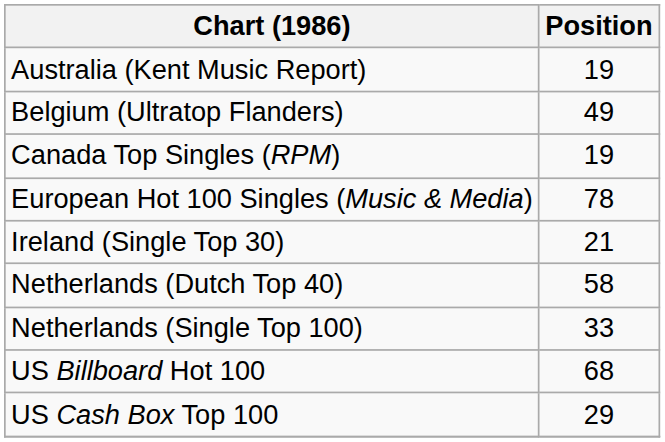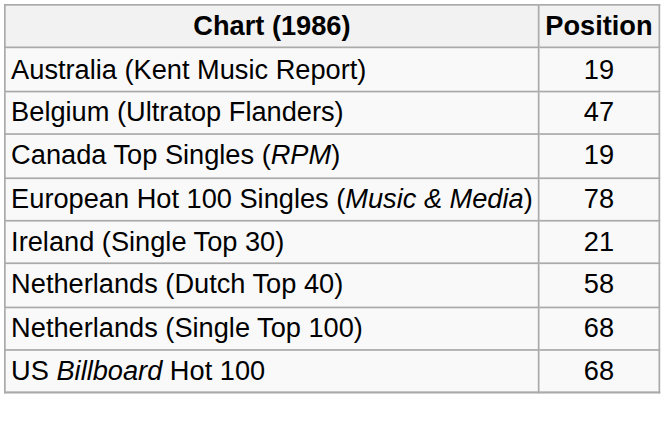(599, 112) 49 -> (599, 112) 47
(599, 328) 33 -> (599, 328) 68
- row: (145, 414)
